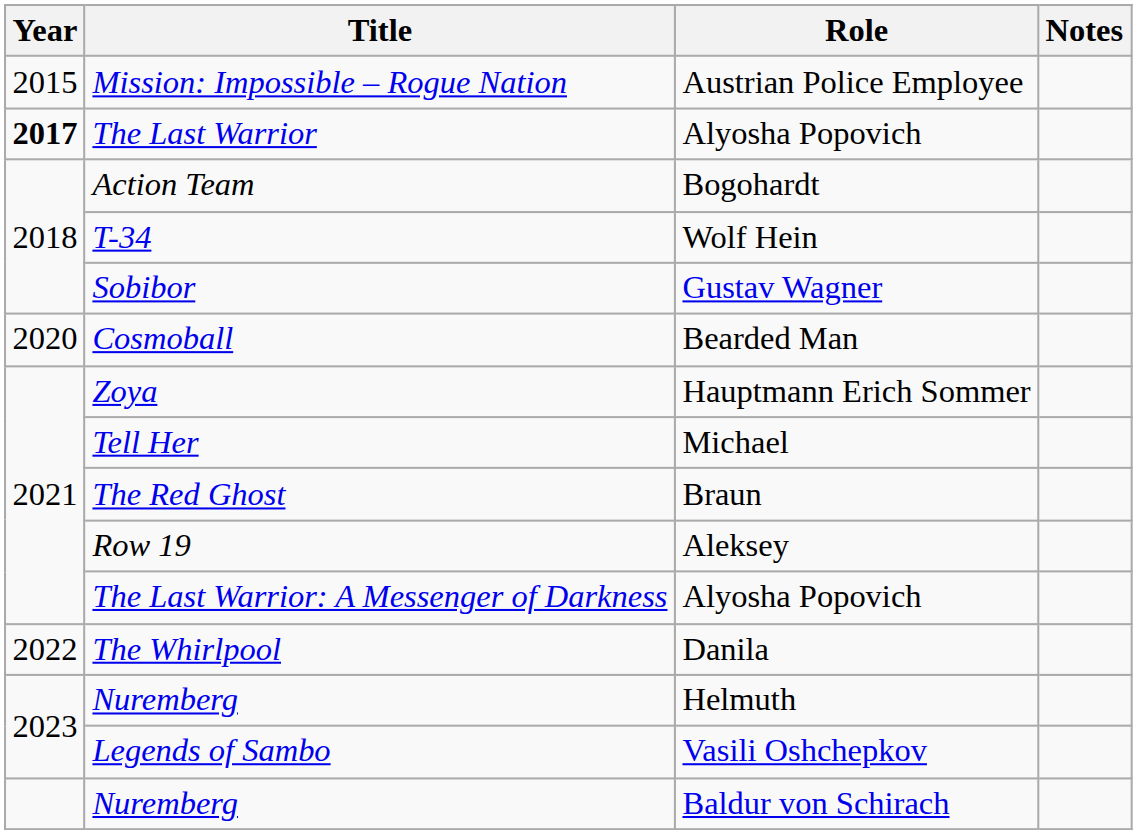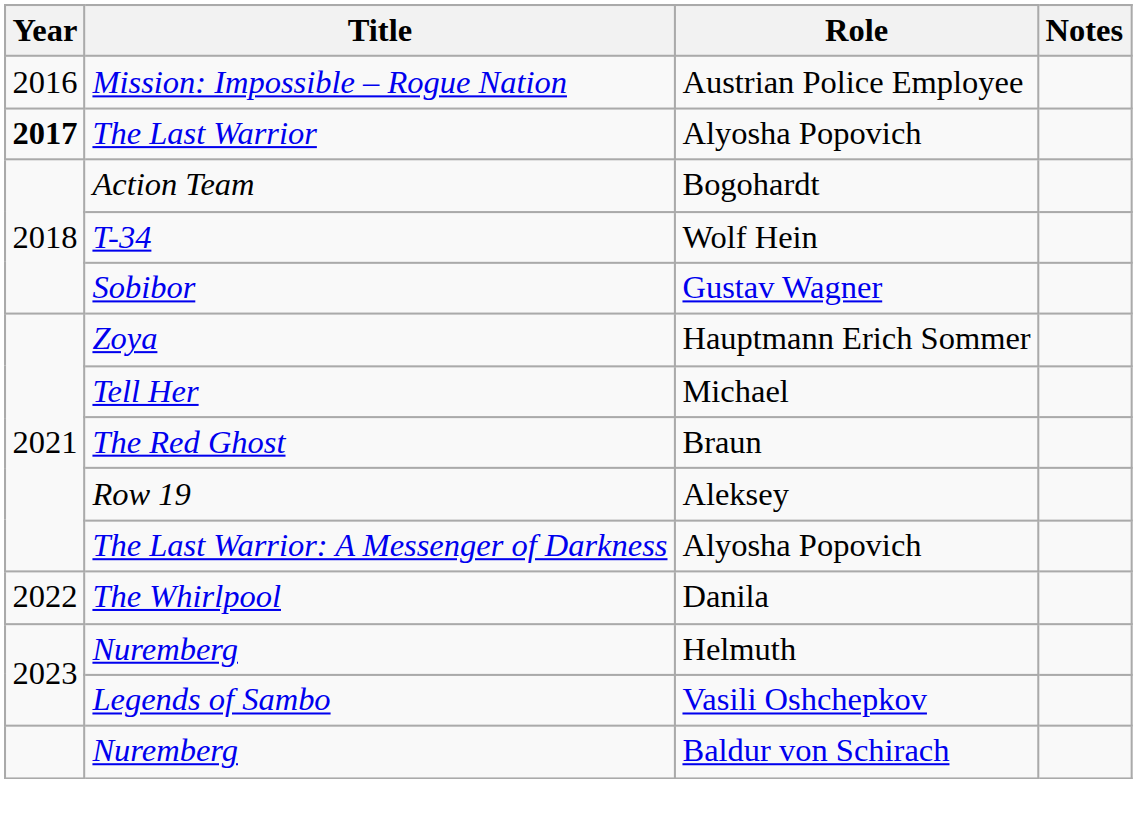(45, 81) 2015 -> (45, 81) 2016
- row: (163, 339)
